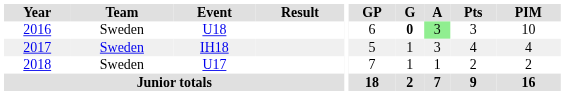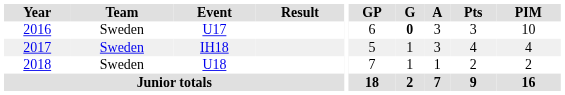(214, 30) U18 -> (214, 30) U17
(437, 30) lightgreen background -> (437, 30) no background
(214, 64) U17 -> (214, 64) U18
